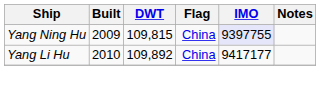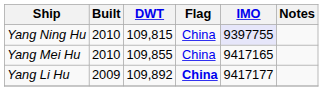(106, 34) 2009 -> (106, 34) 2010
+ row: (44, 55)
(106, 55) 2010 -> (106, 75) 2009
(197, 55) normal -> (198, 75) bold
